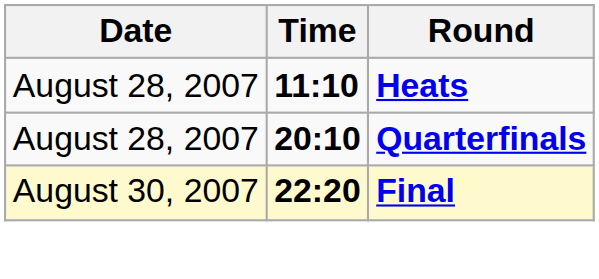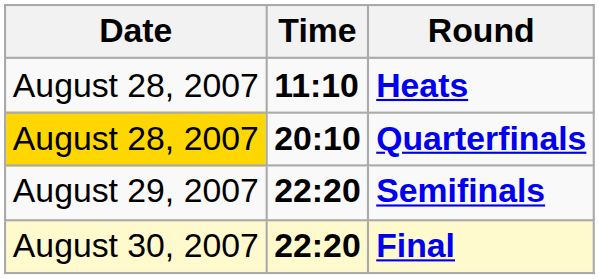(136, 138) no background -> (136, 138) gold background
+ row: (461, 191)
